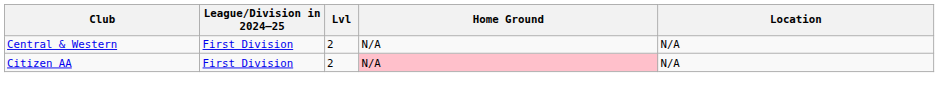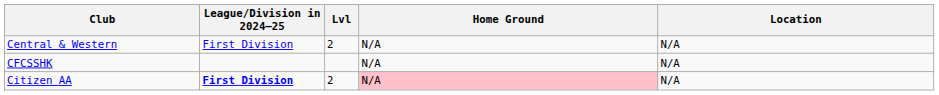+ row: (30, 62)
(248, 62) normal -> (248, 80) bold
